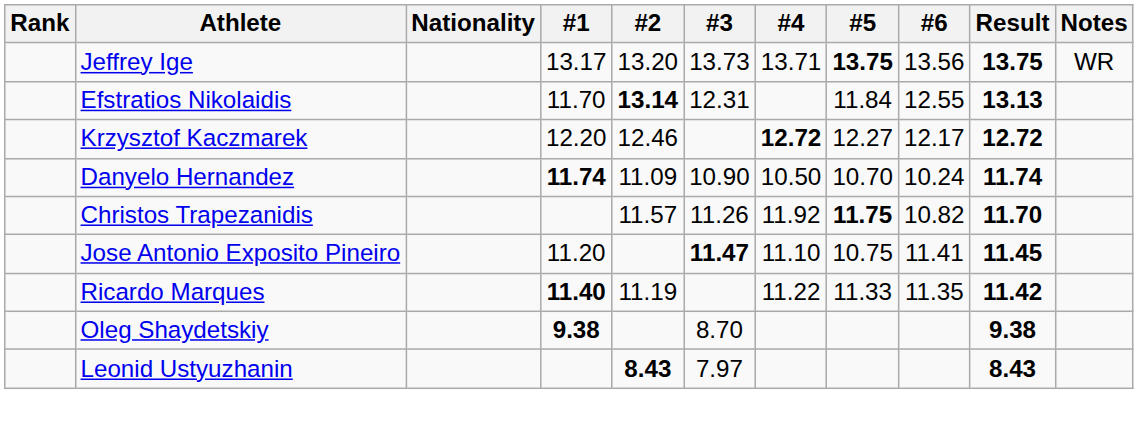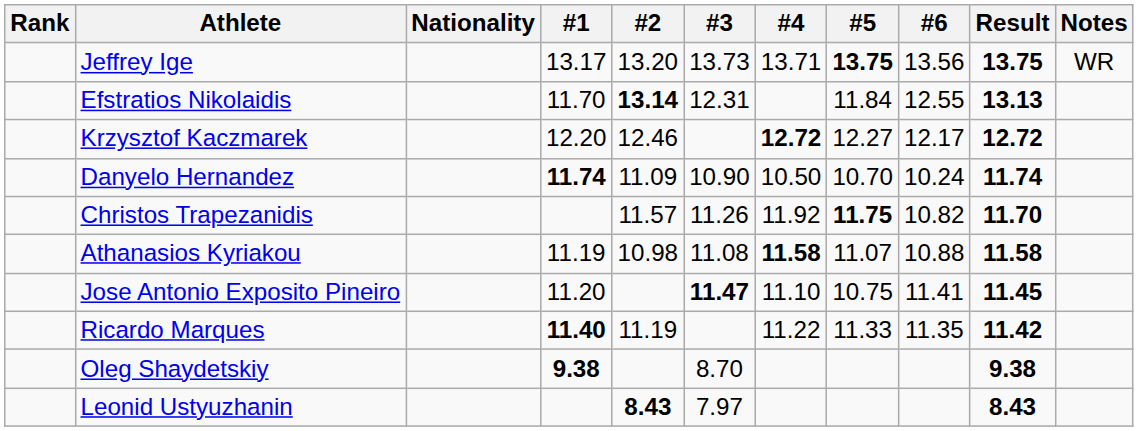+ row: (191, 253)
